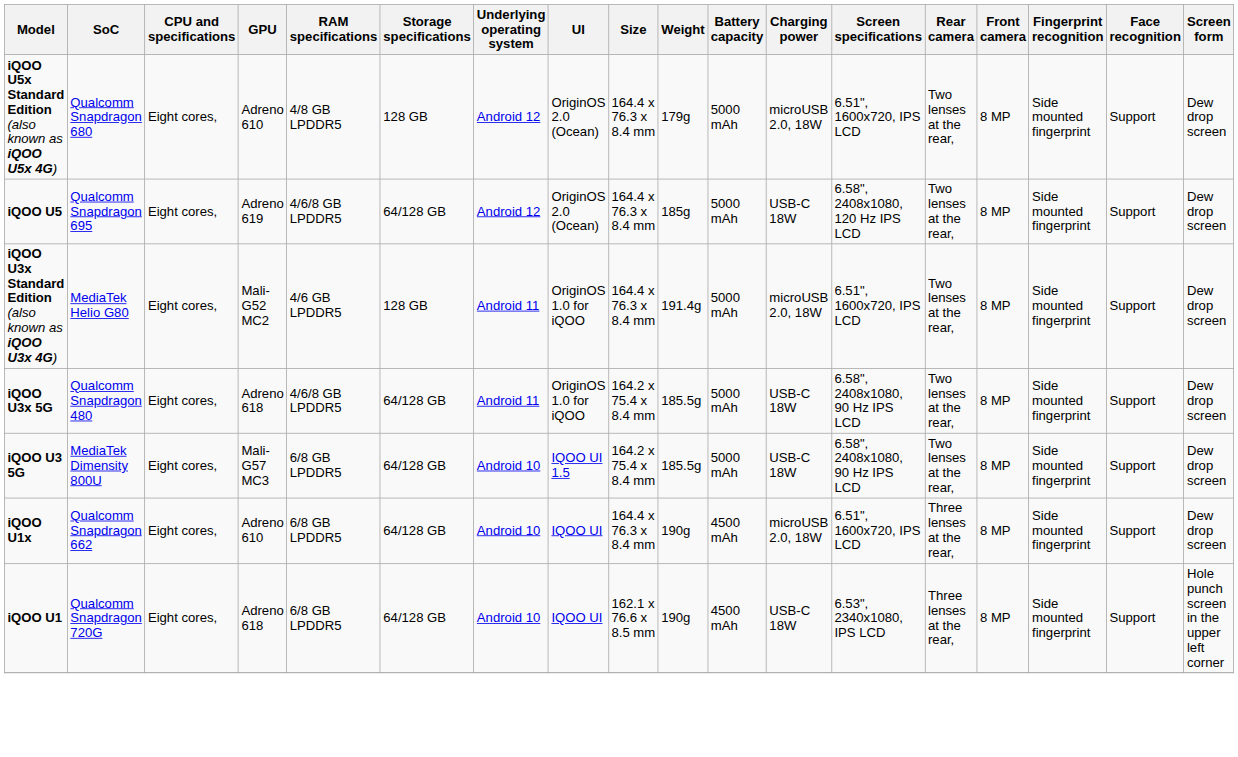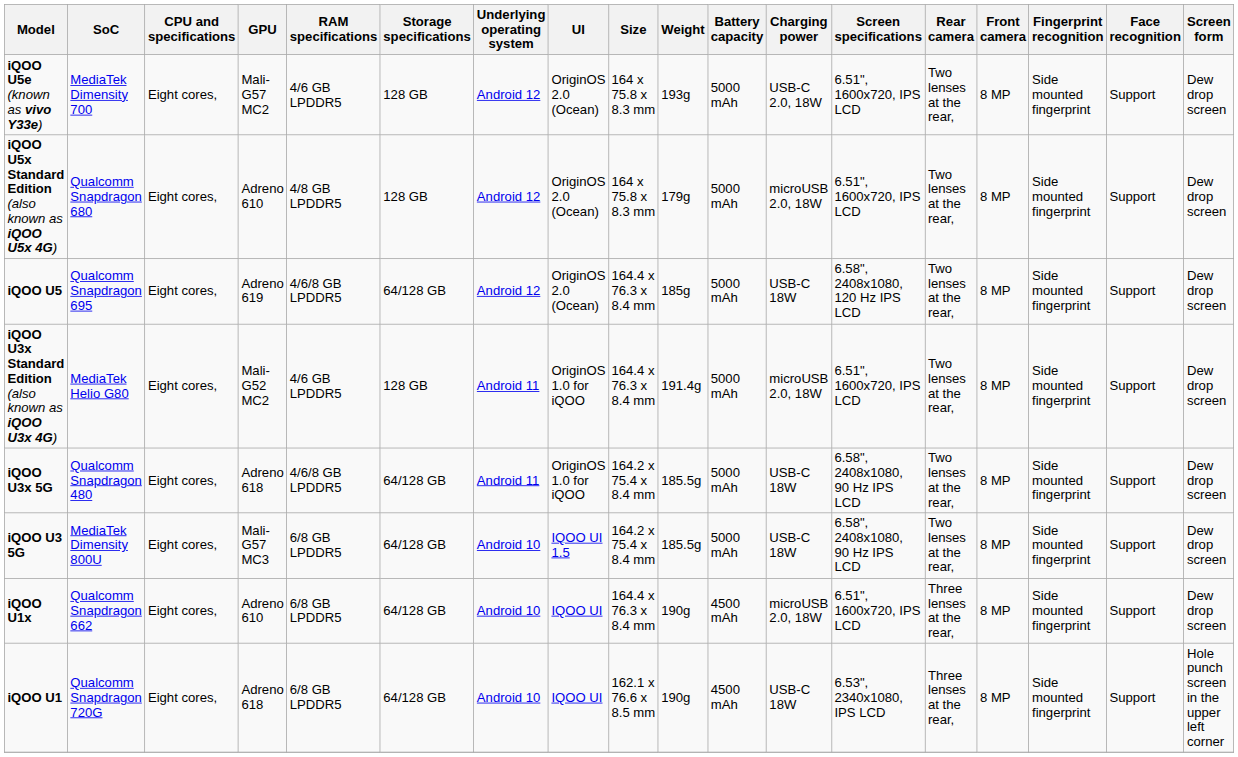+ row: (29, 94)
(633, 116) 164.4 x 76.3 x 8.4 mm -> (633, 196) 164 x 75.8 x 8.3 mm
